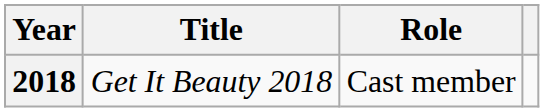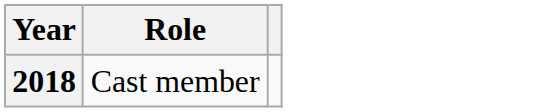- column: (211, 29)
